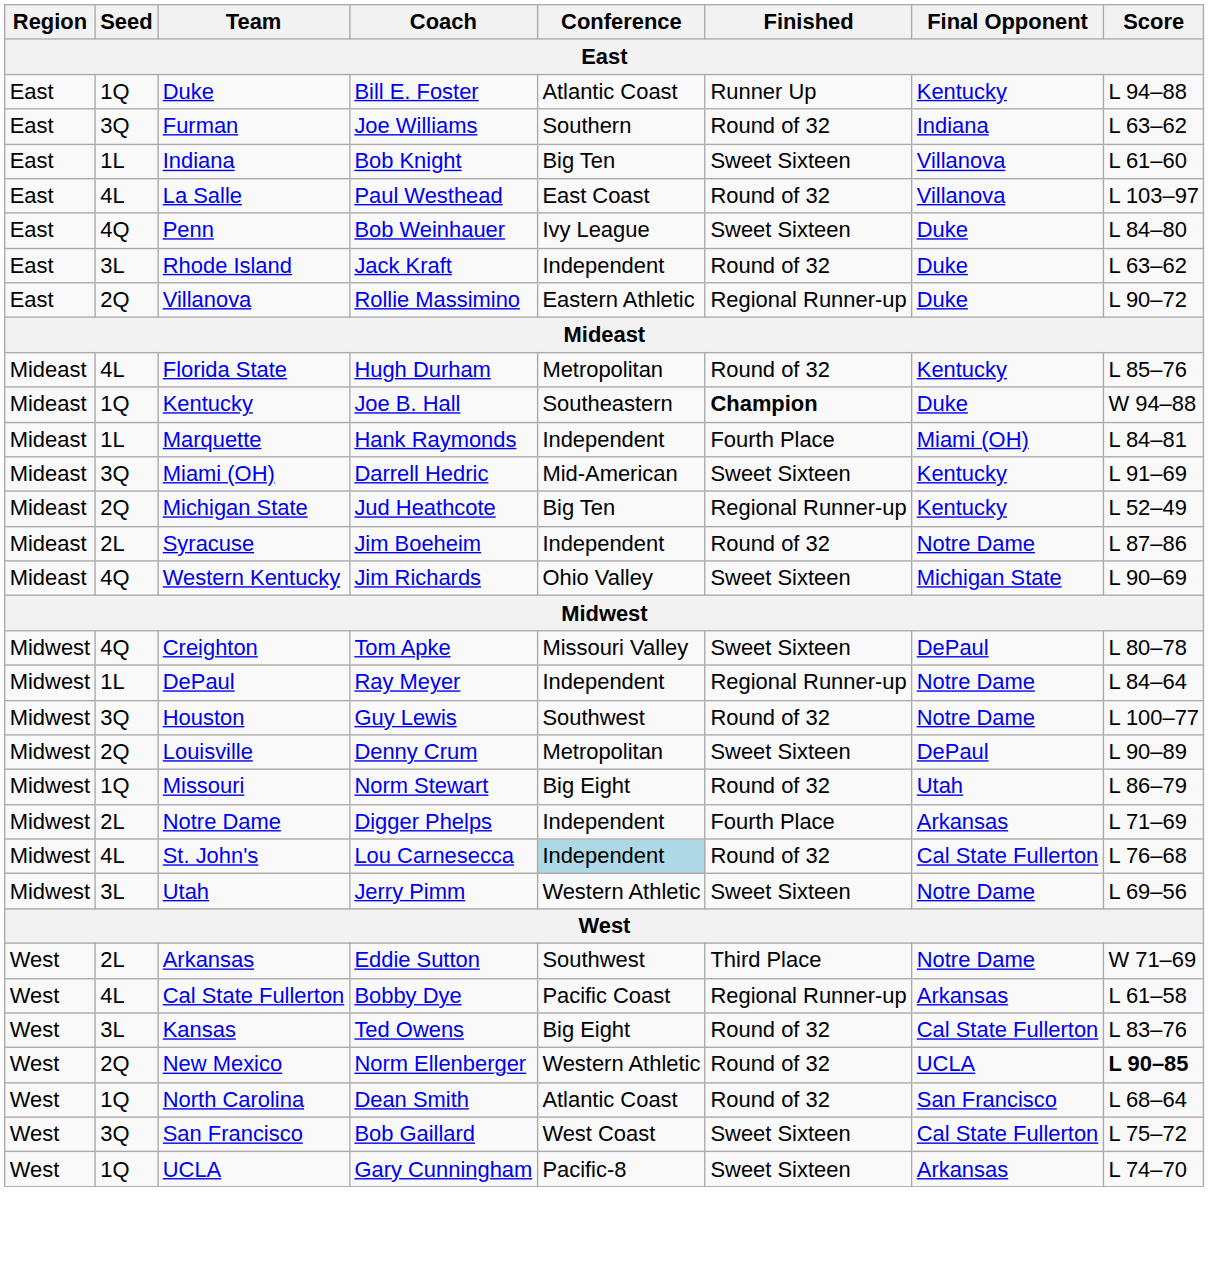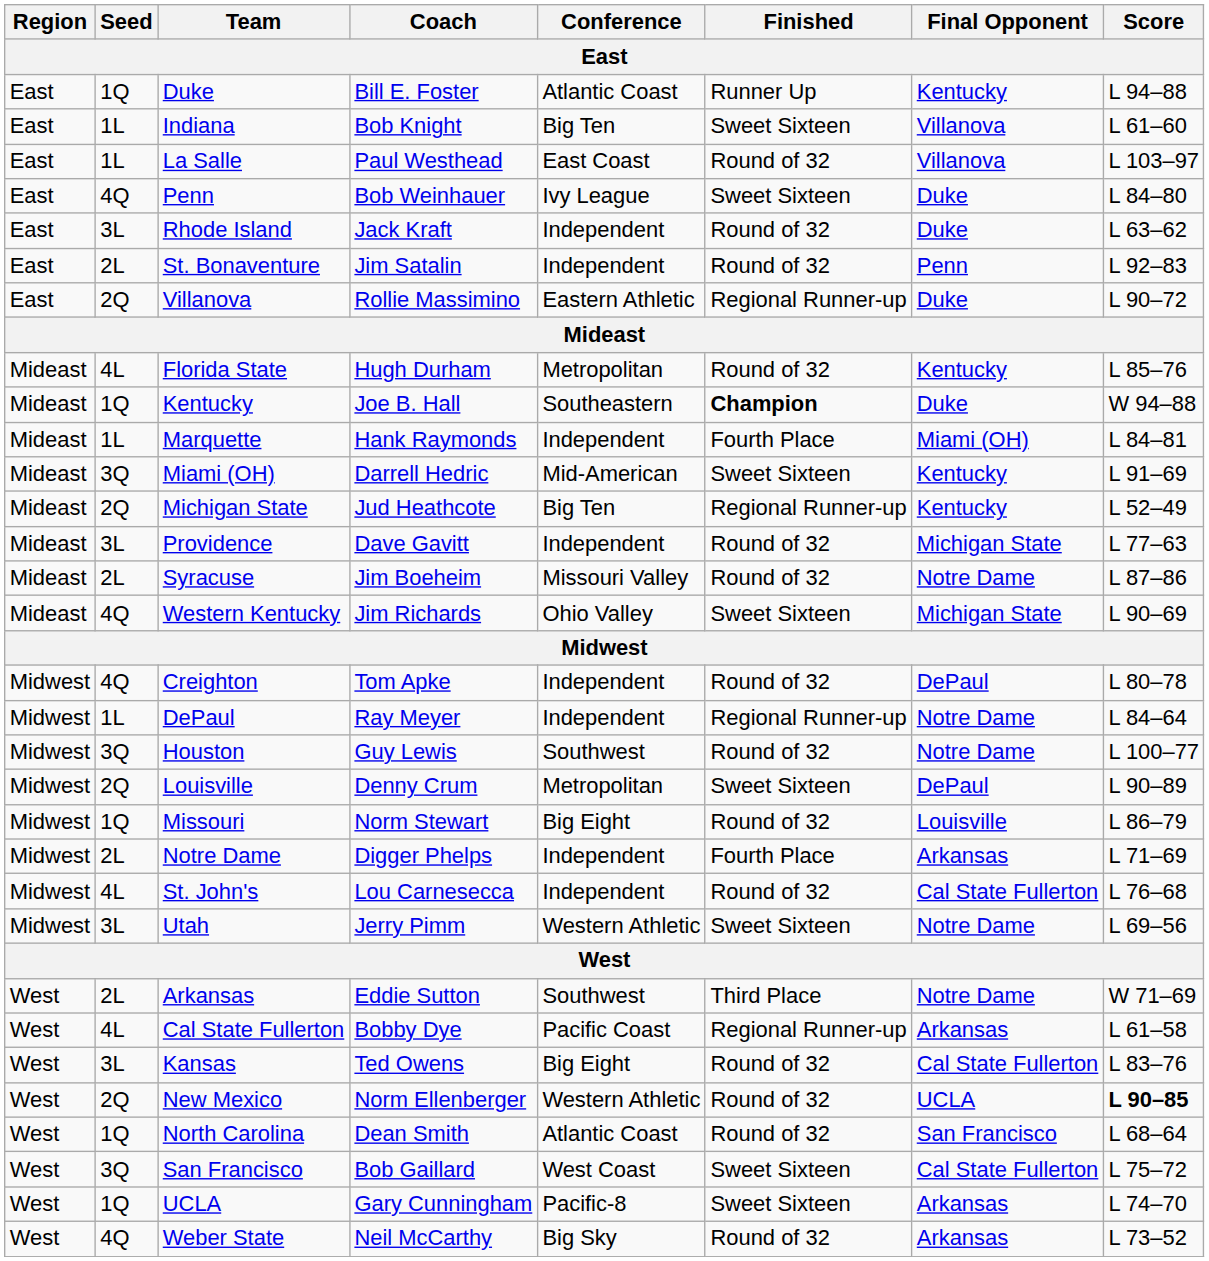- row: (201, 126)
(112, 195) 4L -> (112, 160) 1L
+ row: (241, 265)
+ row: (218, 543)
(603, 543) Independent -> (615, 578) Missouri Valley
(615, 647) Missouri Valley -> (603, 682) Independent
(781, 647) Sweet Sixteen -> (770, 682) Round of 32
(940, 786) Utah -> (962, 821) Louisville
(603, 856) lightblue background -> (603, 890) no background
+ row: (223, 1238)
